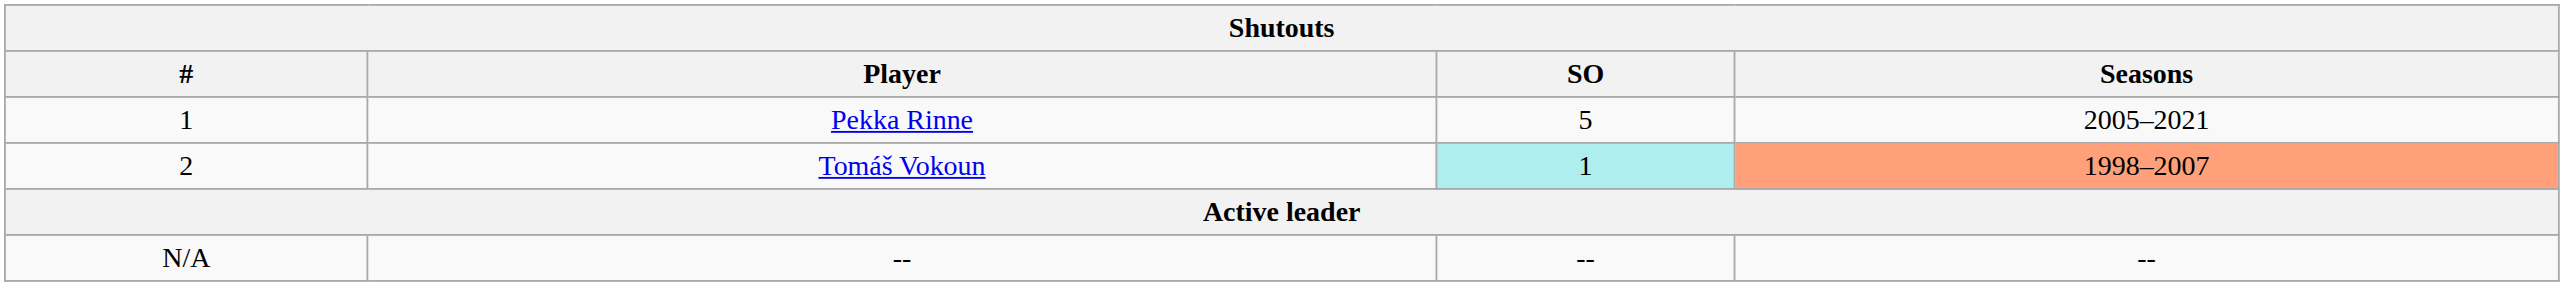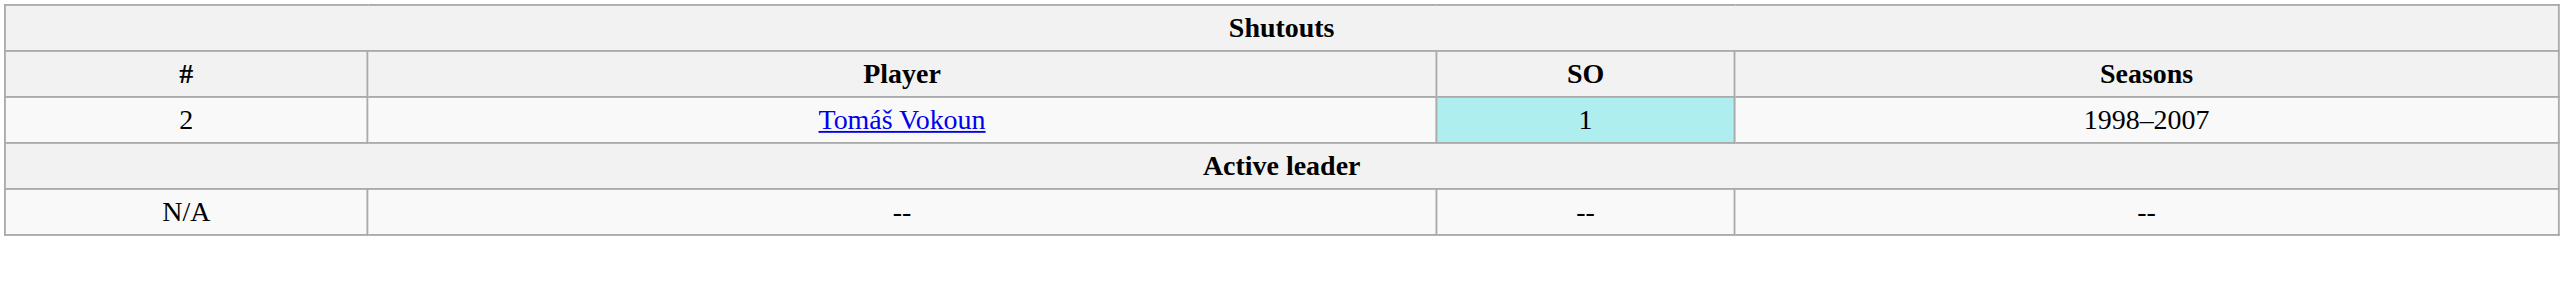- row: (902, 119)
(2147, 166) lightsalmon background -> (2147, 119) no background
